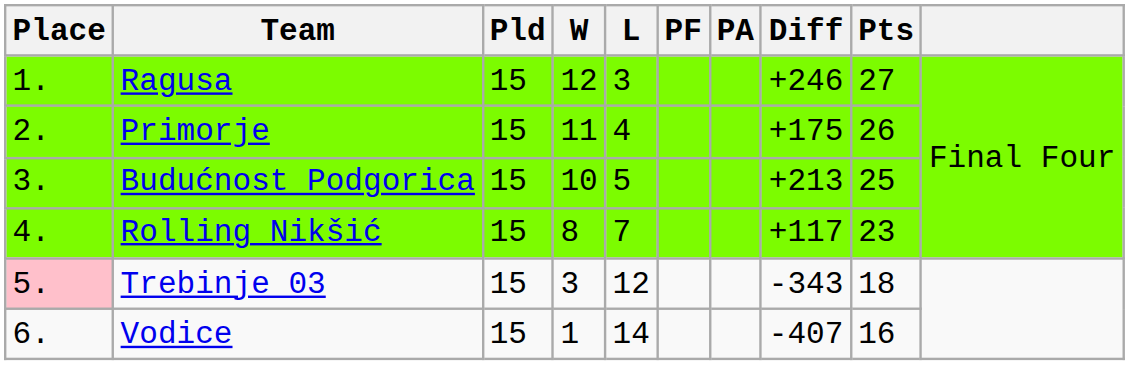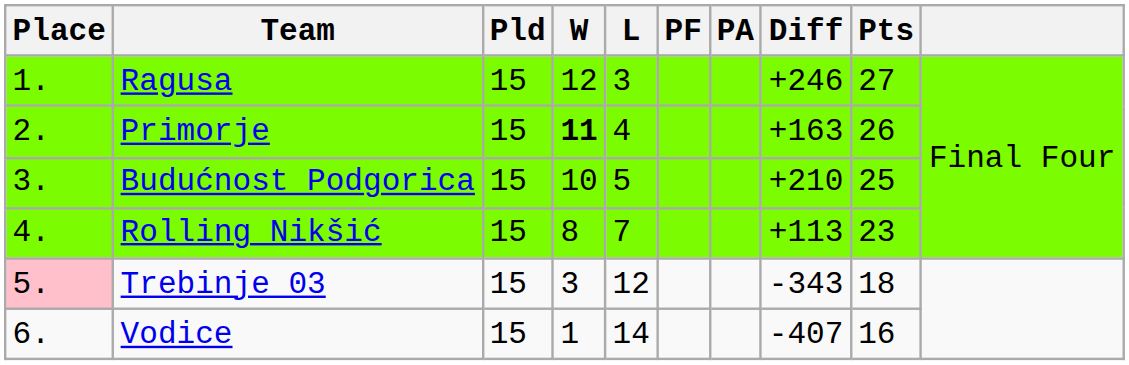(579, 132) normal -> (579, 132) bold
(806, 132) +175 -> (806, 132) +163
(806, 182) +213 -> (806, 182) +210
(806, 233) +117 -> (806, 233) +113
